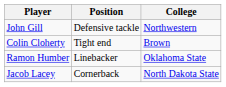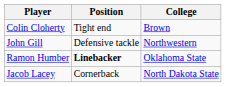rows swapped: (36, 43) <-> (25, 27)
(96, 58) normal -> (98, 58) bold
